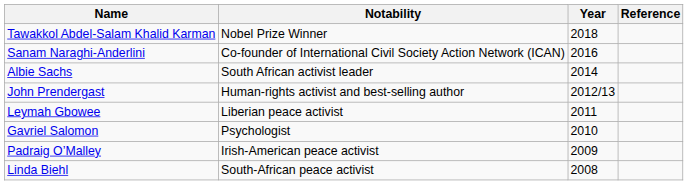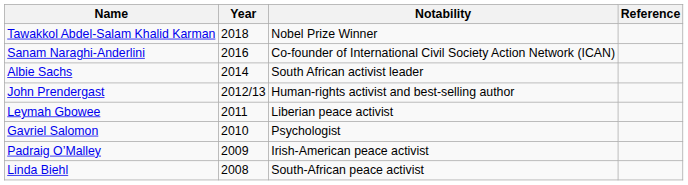columns swapped: (593, 14) <-> (393, 14)
